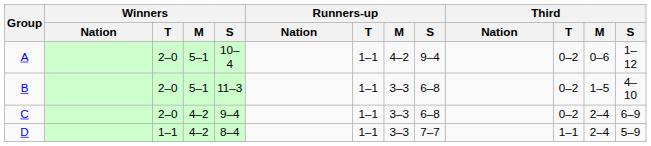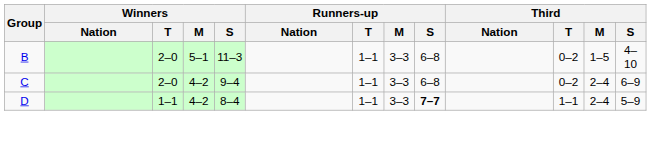- row: (25, 57)
(430, 132) normal -> (430, 100) bold
